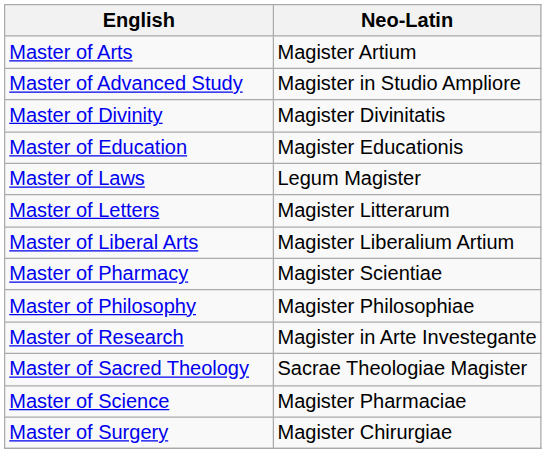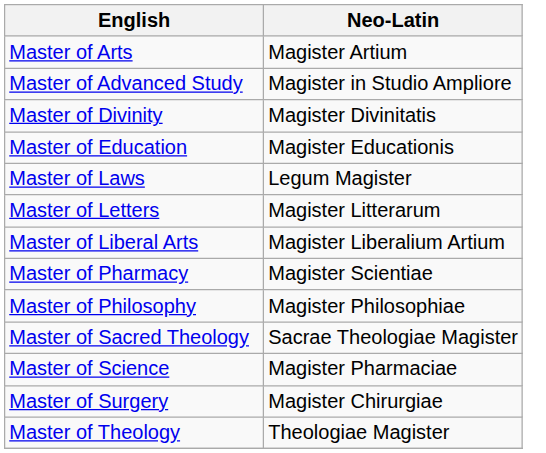- row: (96, 337)
+ row: (95, 432)
